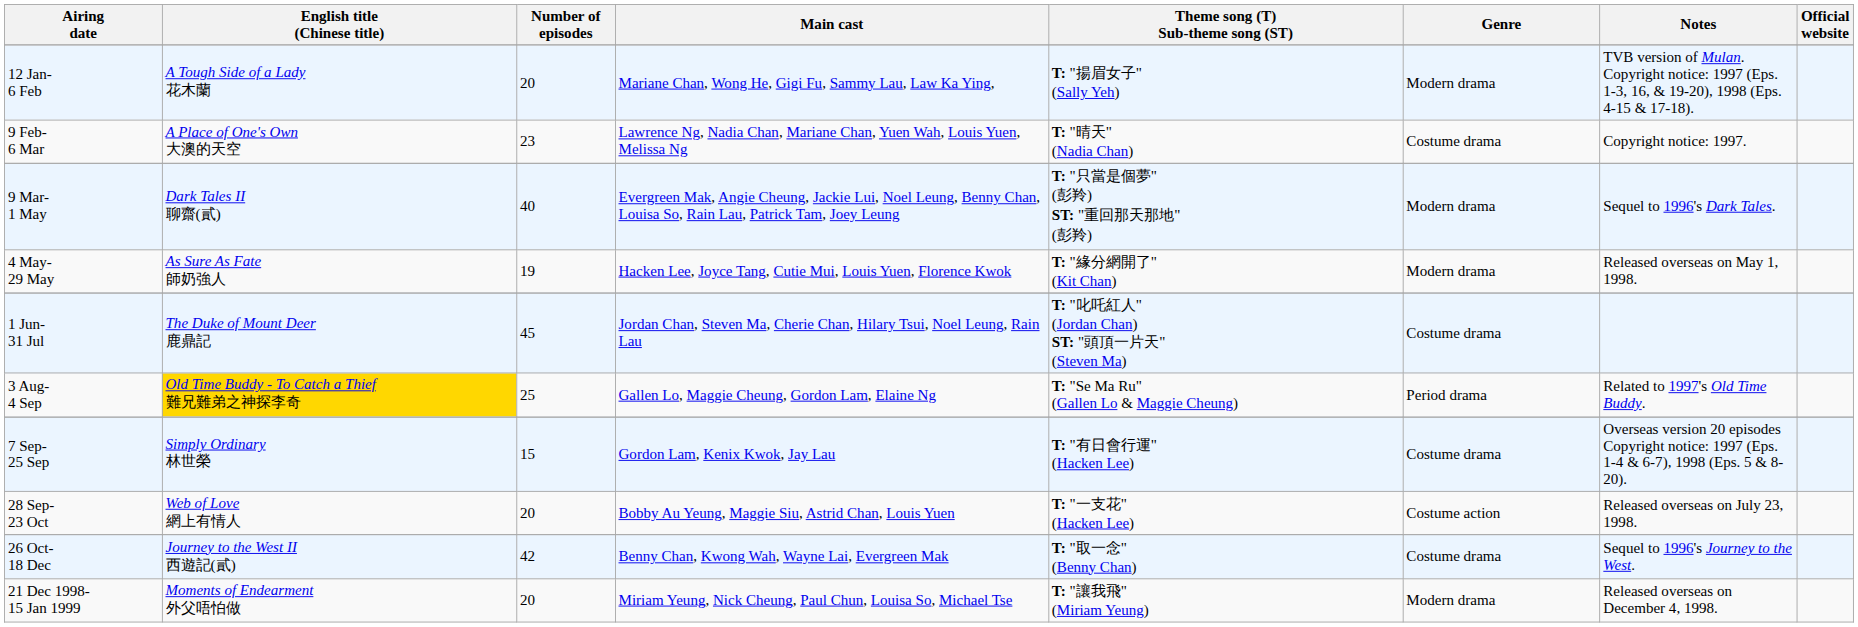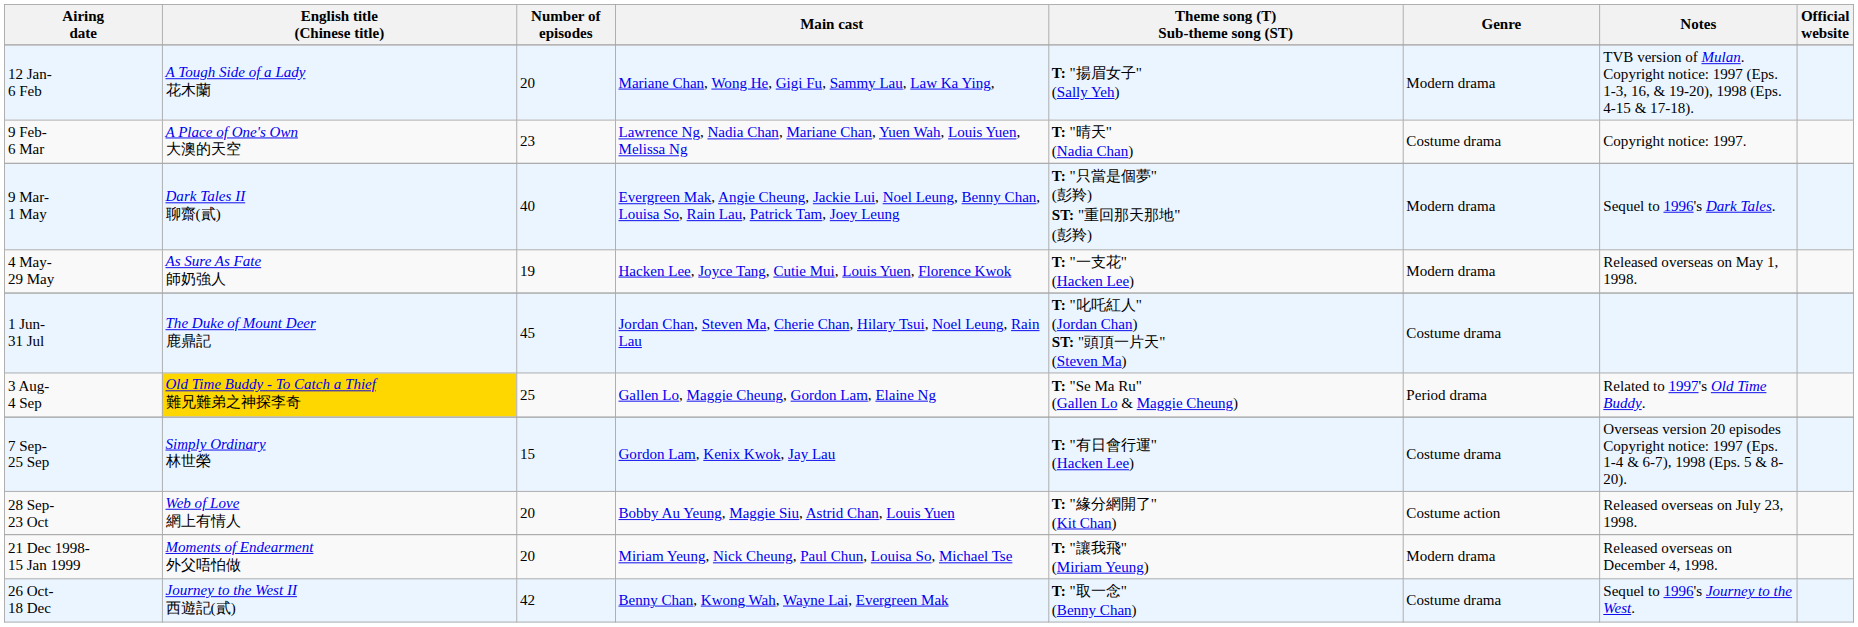(1104, 271) T: "緣分網開了" (Kit Chan) -> (1093, 271) T: "一支花" (Hacken Lee)
(1093, 513) T: "一支花" (Hacken Lee) -> (1104, 513) T: "緣分網開了" (Kit Chan)
rows swapped: (31, 556) <-> (49, 600)
